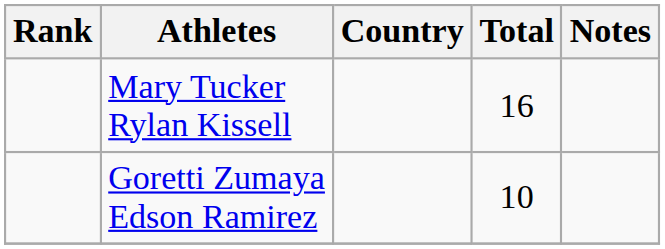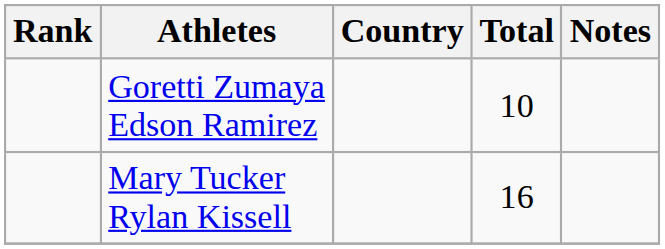rows swapped: (200, 104) <-> (217, 197)
